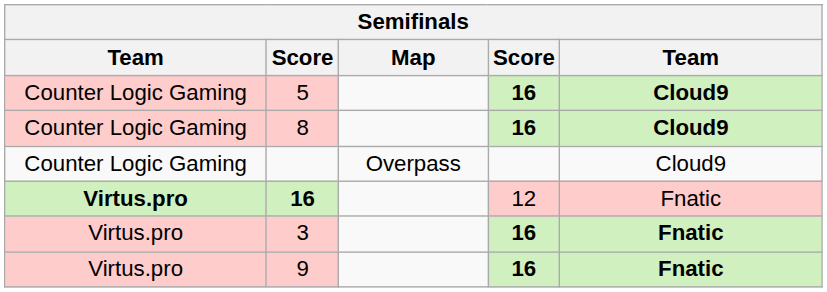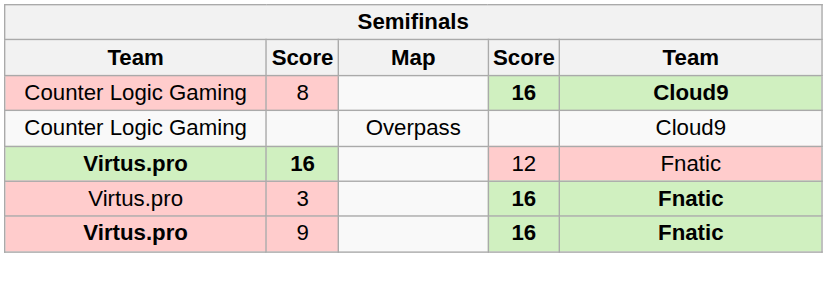- row: (303, 92)
(136, 269) normal -> (136, 233) bold
